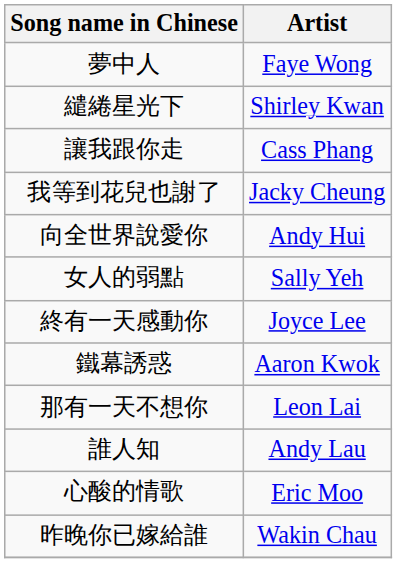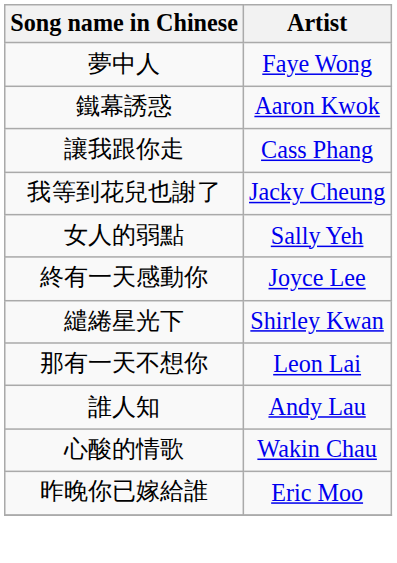rows swapped: (124, 363) <-> (124, 106)
- row: (124, 234)
(317, 492) Eric Moo -> (317, 449) Wakin Chau
(317, 535) Wakin Chau -> (317, 492) Eric Moo
